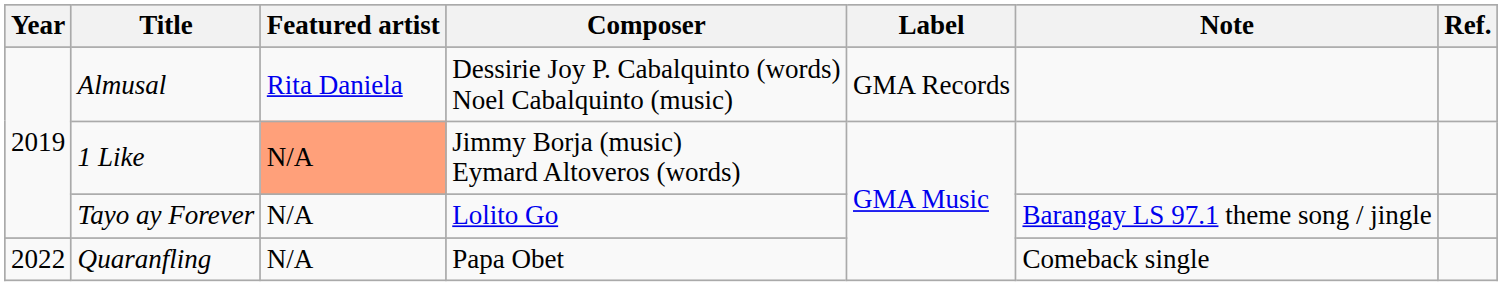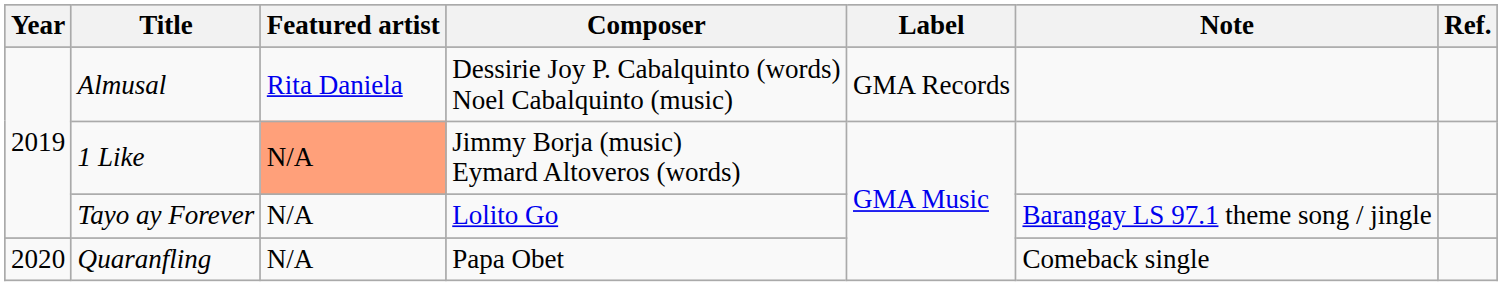(38, 258) 2022 -> (38, 258) 2020
